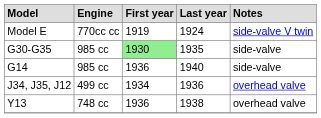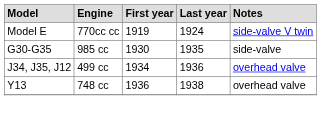(137, 49) lightgreen background -> (137, 49) no background
- row: (17, 67)
